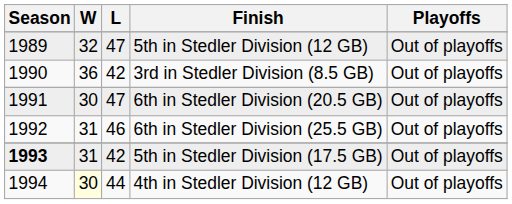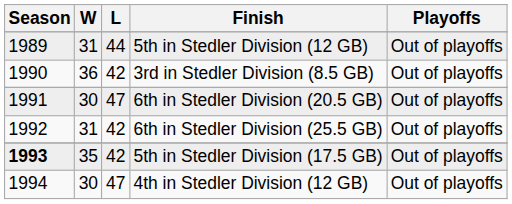(88, 45) 32 -> (88, 45) 31
(116, 45) 47 -> (116, 45) 44
(116, 128) 46 -> (116, 128) 42
(88, 156) 31 -> (88, 156) 35
(88, 184) lightyellow background -> (88, 184) no background
(116, 184) 44 -> (116, 184) 47
